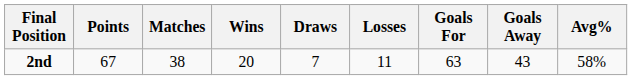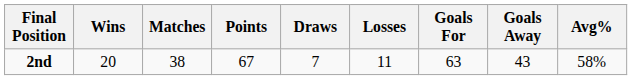columns swapped: (108, 26) <-> (246, 26)
